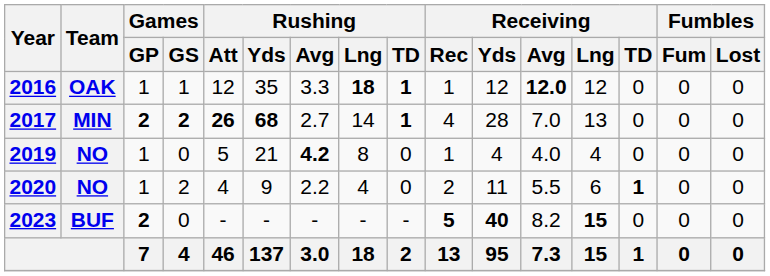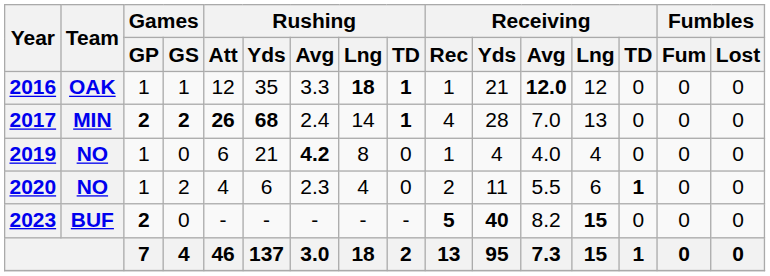(497, 87) 12 -> (497, 87) 21
(315, 120) 2.7 -> (315, 120) 2.4
(223, 154) 5 -> (223, 154) 6
(267, 187) 9 -> (267, 187) 6
(315, 187) 2.2 -> (315, 187) 2.3
